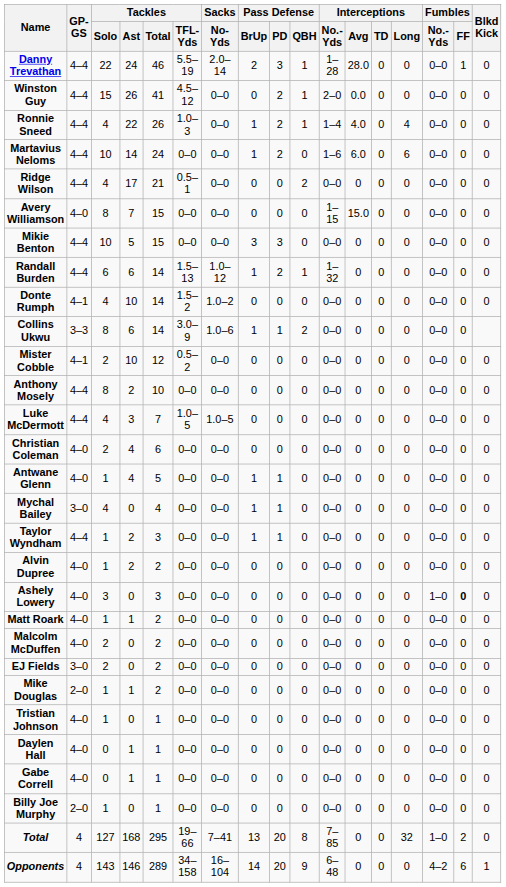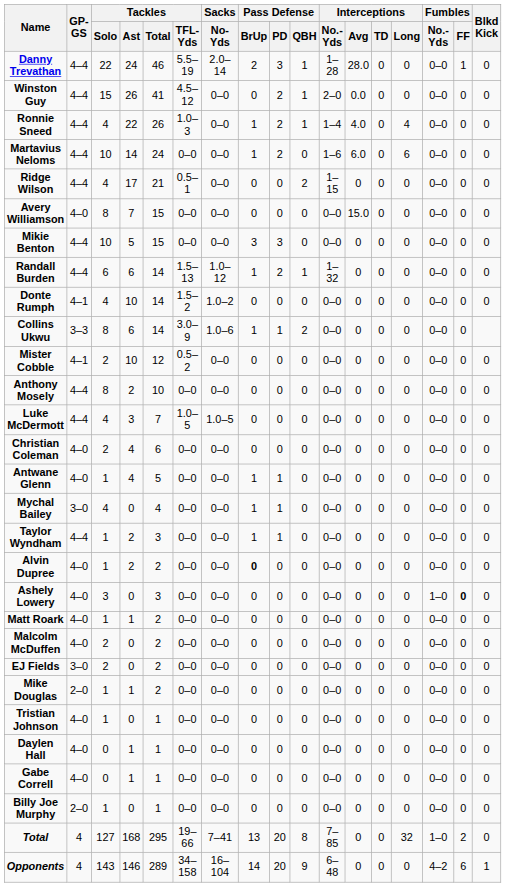(332, 183) 0–0 -> (332, 183) 1–15
(332, 213) 1–15 -> (332, 213) 0–0
(254, 567) normal -> (254, 567) bold
